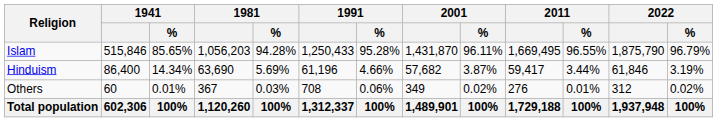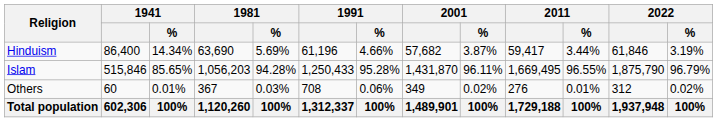rows swapped: (21, 51) <-> (32, 70)
